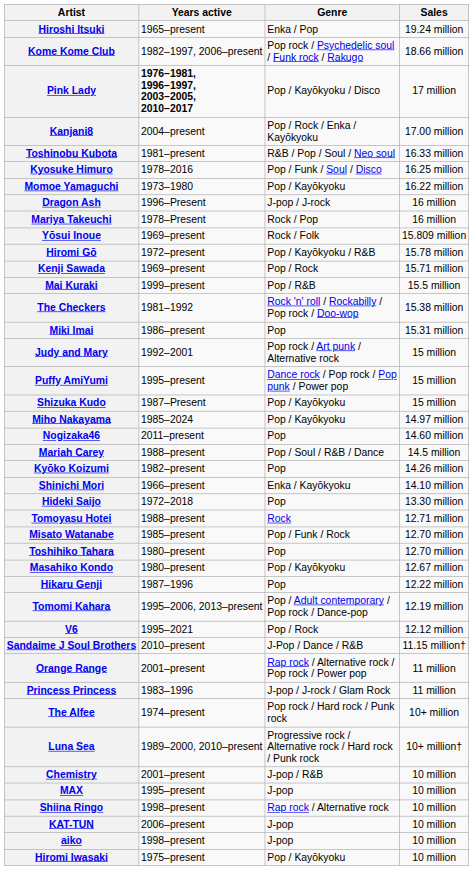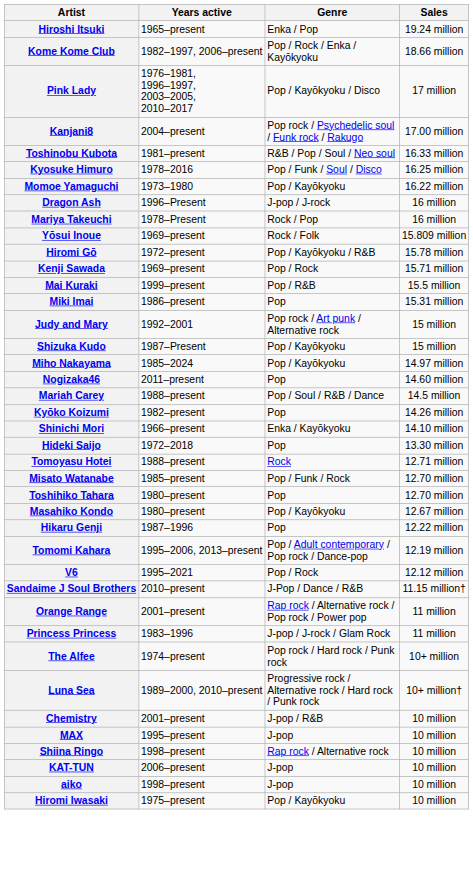(331, 51) Pop rock / Psychedelic soul / Funk rock / Rakugo -> (312, 51) Pop / Rock / Enka / Kayōkyoku
(168, 91) bold -> (168, 91) normal
(312, 131) Pop / Rock / Enka / Kayōkyoku -> (331, 131) Pop rock / Psychedelic soul / Funk rock / Rakugo
- row: (71, 308)
- row: (71, 380)
